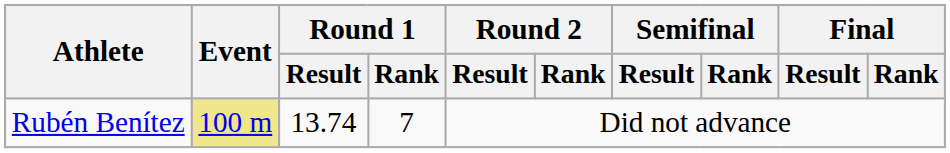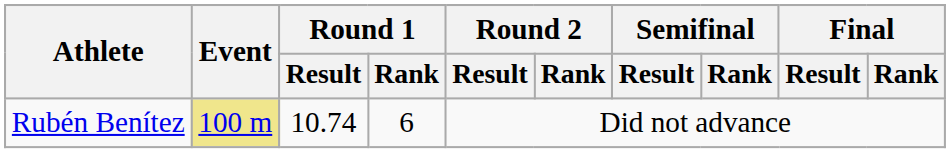(323, 122) 13.74 -> (323, 122) 10.74
(407, 122) 7 -> (407, 122) 6
